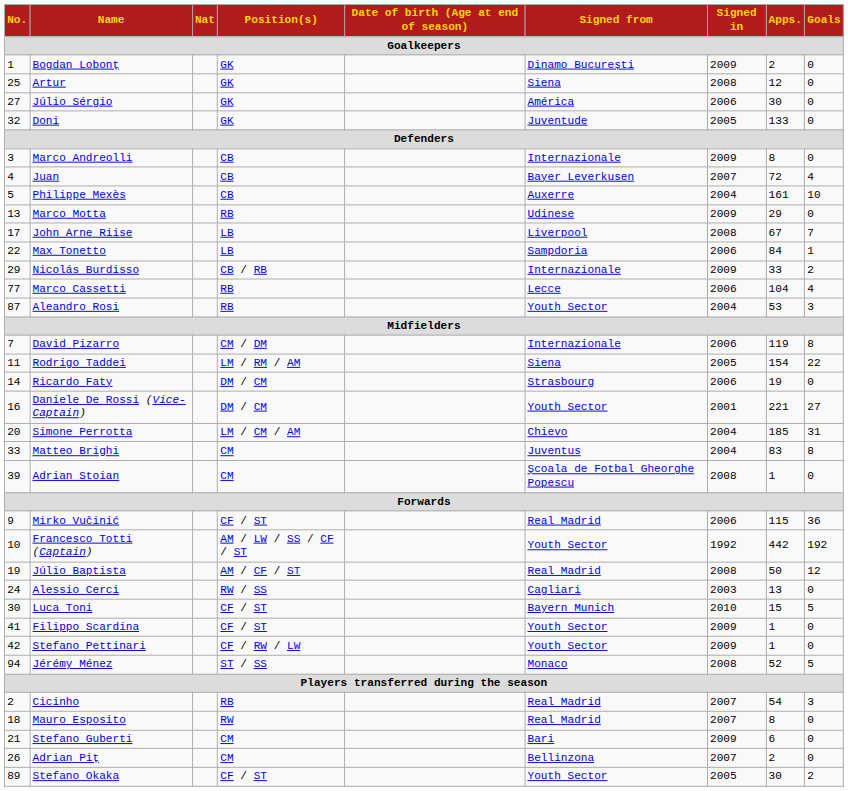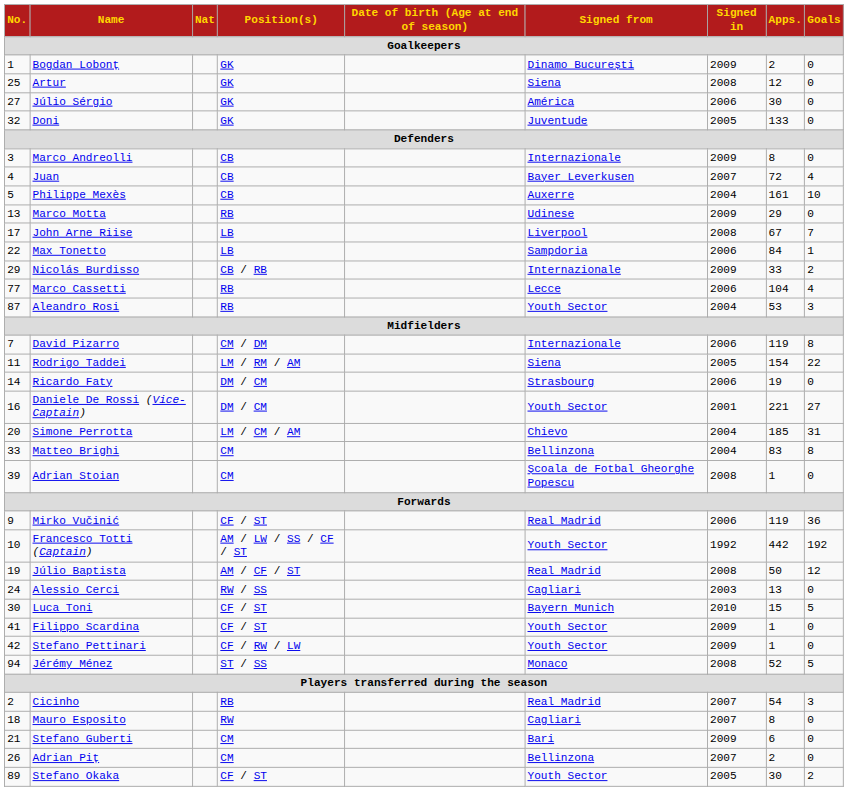(554, 451) Juventus -> (561, 451) Bellinzona
(779, 520) 115 -> (779, 520) 119
(564, 720) Real Madrid -> (554, 720) Cagliari
